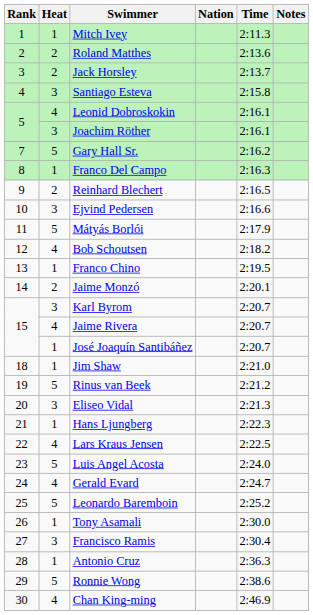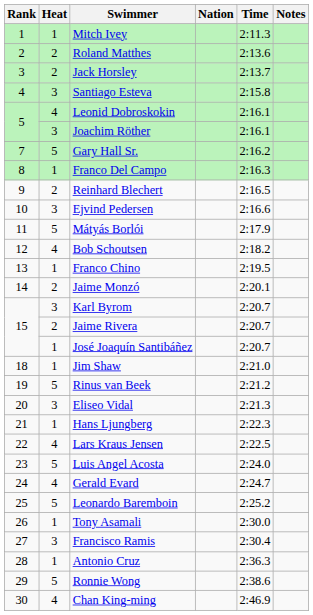(54, 326) 4 -> (54, 326) 2
